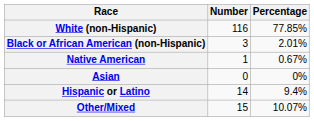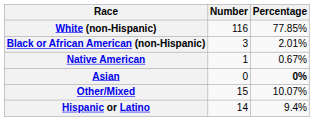(300, 76) normal -> (300, 76) bold
rows swapped: (106, 108) <-> (106, 92)
